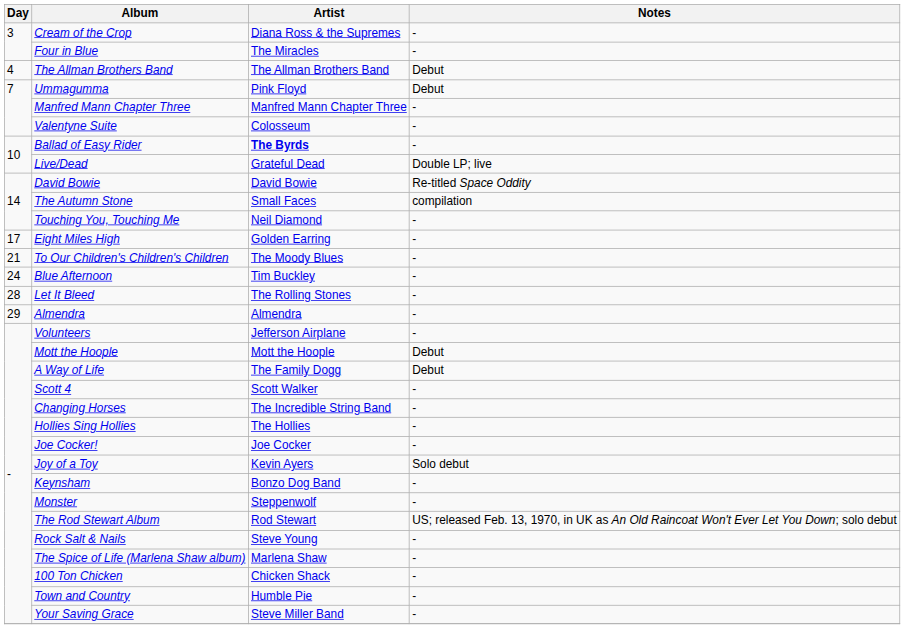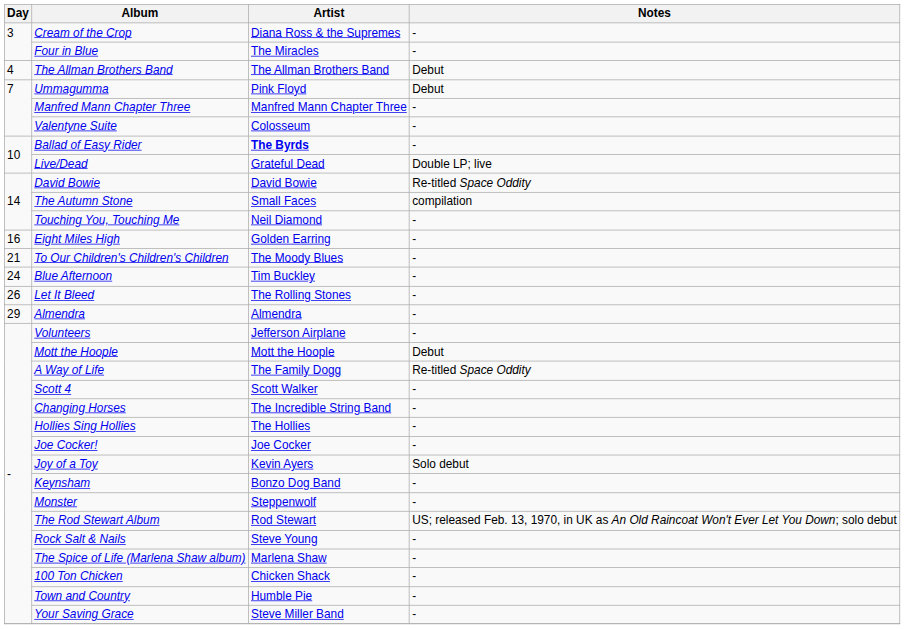(14, 239) 17 -> (14, 239) 16
(14, 295) 28 -> (14, 295) 26
(428, 370) Debut -> (471, 370) Re-titled Space Oddity
